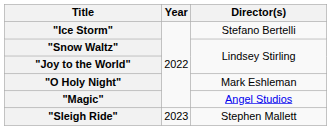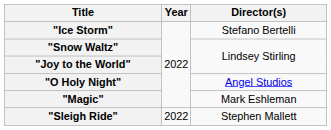(259, 82) Mark Eshleman -> (259, 82) Angel Studios
(259, 99) Angel Studios -> (259, 99) Mark Eshleman
(176, 116) 2023 -> (176, 116) 2022
